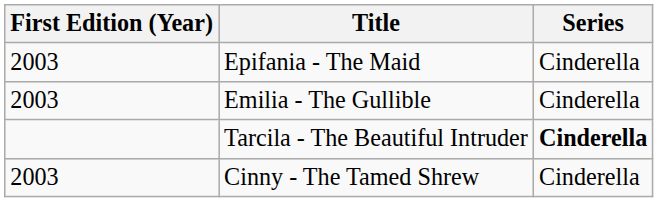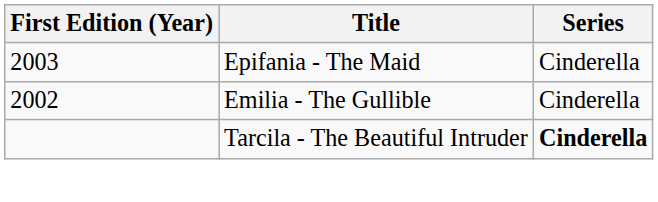(34, 100) 2003 -> (34, 100) 2002
- row: (352, 176)
